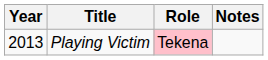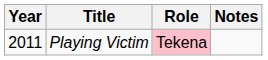(26, 42) 2013 -> (25, 42) 2011
